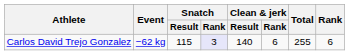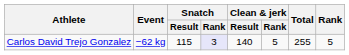(275, 43) 6 -> (275, 43) 5
(330, 43) 6 -> (330, 43) 5
